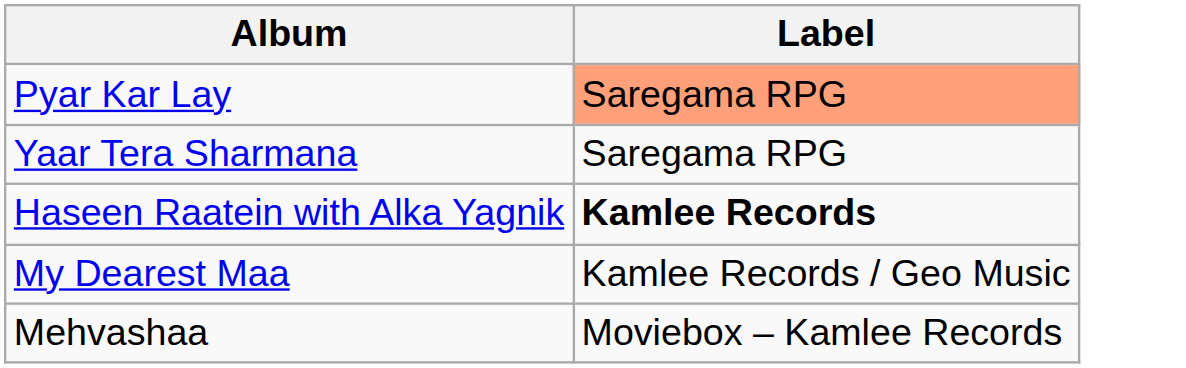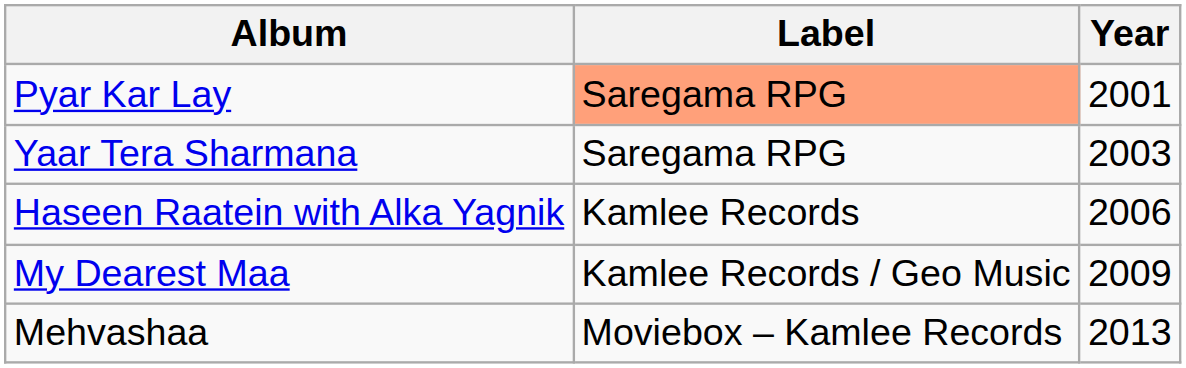+ column: (1130, 34)
(729, 213) bold -> (721, 213) normal
